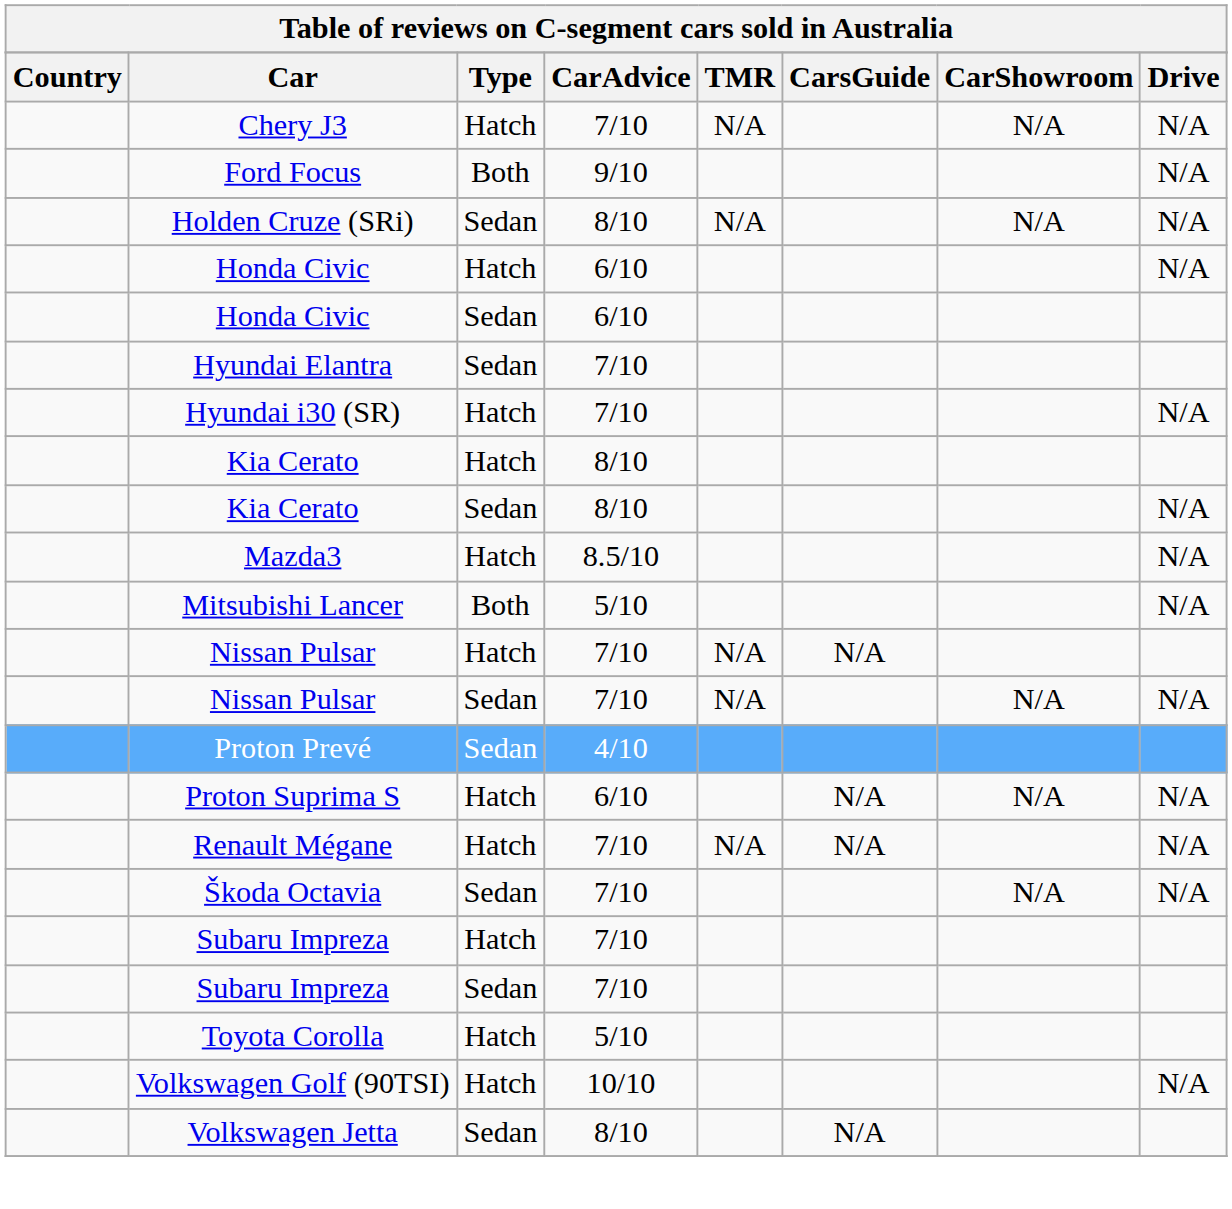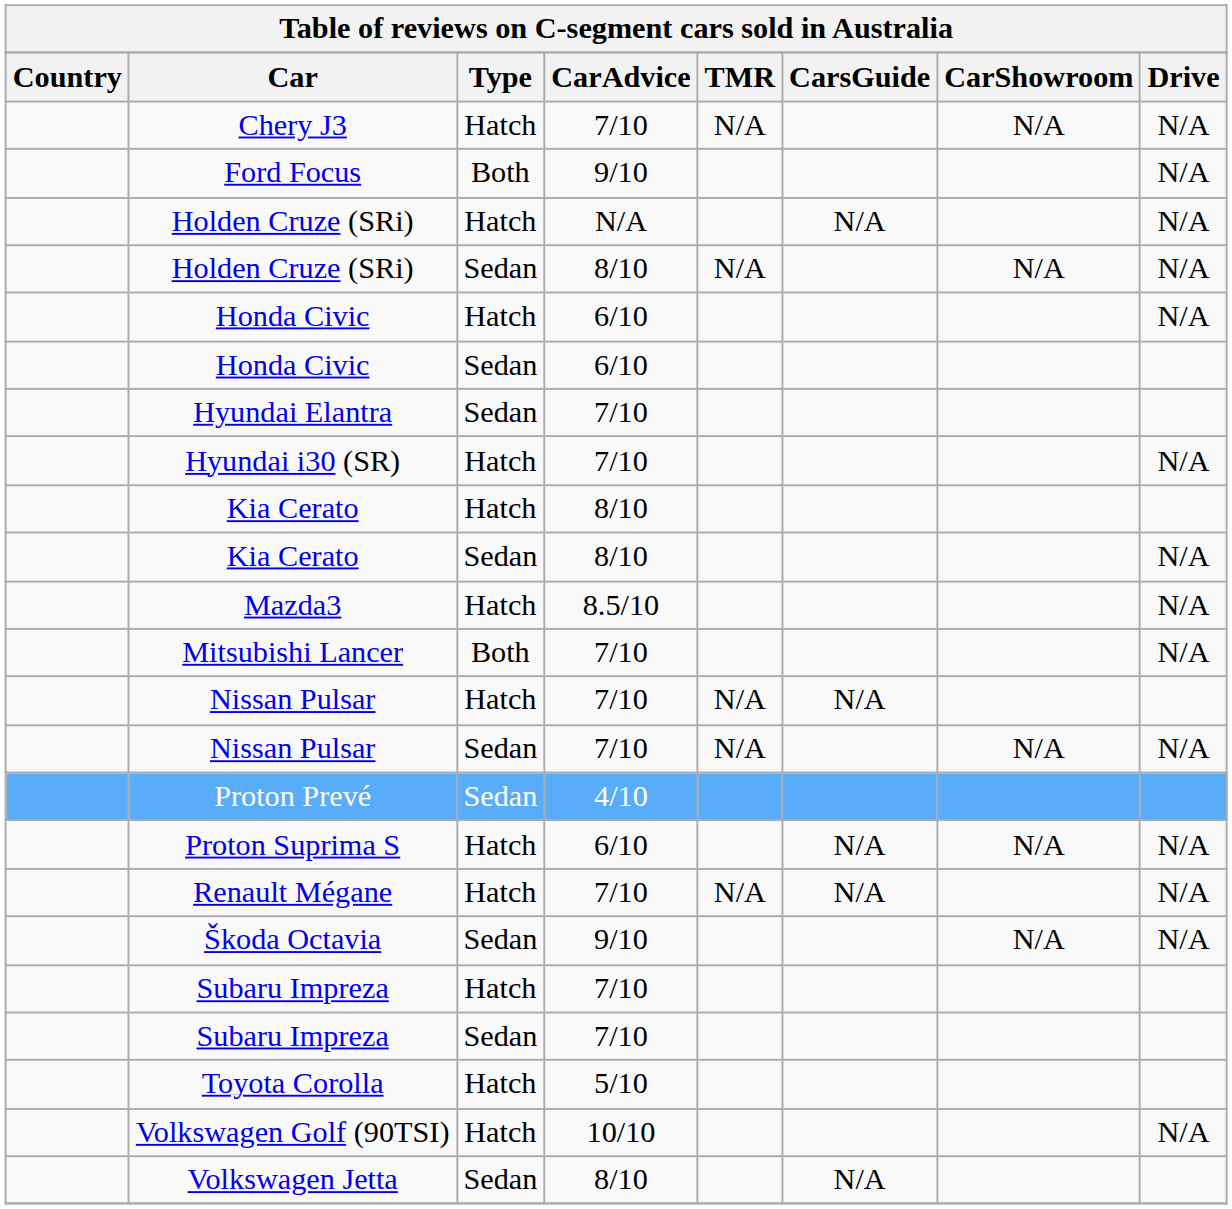+ row: (293, 220)
(621, 604) 5/10 -> (621, 652) 7/10
(621, 891) 7/10 -> (621, 939) 9/10
